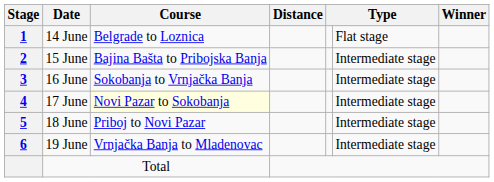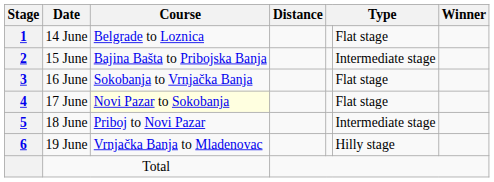(385, 79) Intermediate stage -> (362, 79) Flat stage
(385, 101) Intermediate stage -> (362, 101) Flat stage
(385, 144) Intermediate stage -> (365, 144) Hilly stage
